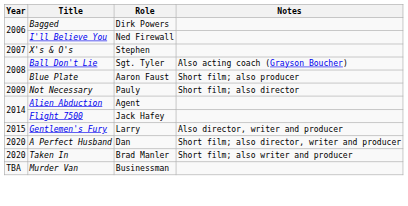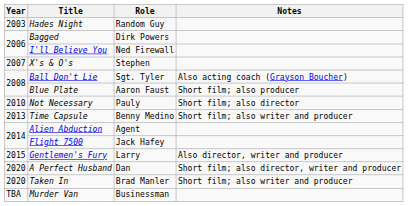+ row: (56, 24)
(16, 90) 2009 -> (16, 103) 2010
+ row: (59, 116)
